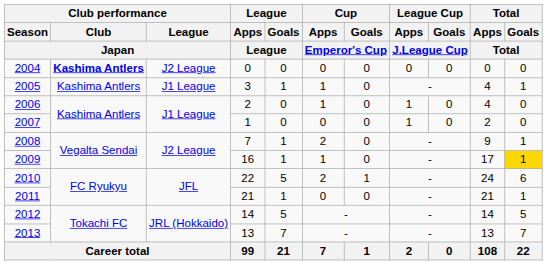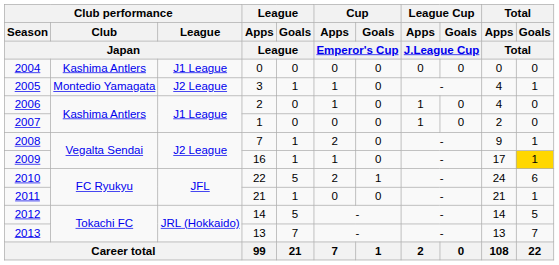(99, 68) bold -> (104, 68) normal
(189, 68) J2 League -> (200, 68) J1 League
(99, 86) Kashima Antlers -> (104, 86) Montedio Yamagata
(189, 86) J1 League -> (200, 86) J2 League
